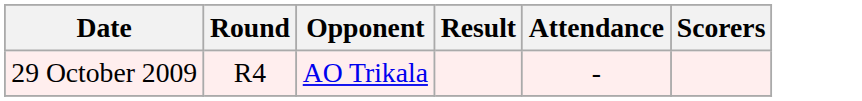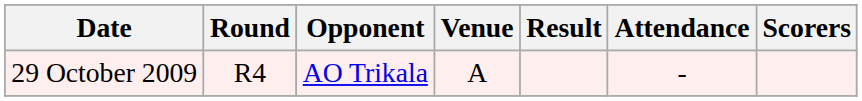+ column: (477, 27)
